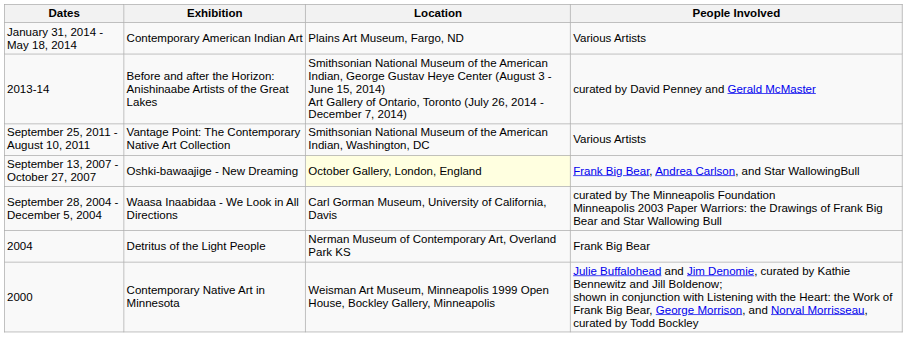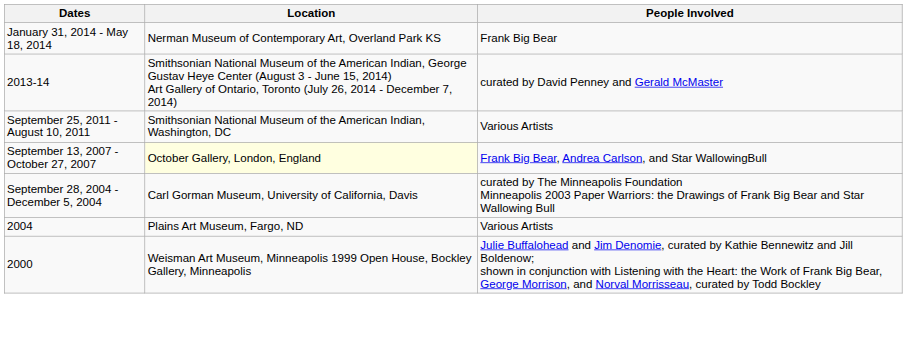- column: (215, 13)
(386, 38) Plains Art Museum, Fargo, ND -> (294, 38) Nerman Museum of Contemporary Art, Overland Park KS
(610, 38) Various Artists -> (519, 38) Frank Big Bear
(432, 246) Nerman Museum of Contemporary Art, Overland Park KS -> (225, 226) Plains Art Museum, Fargo, ND
(612, 246) Frank Big Bear -> (517, 226) Various Artists
